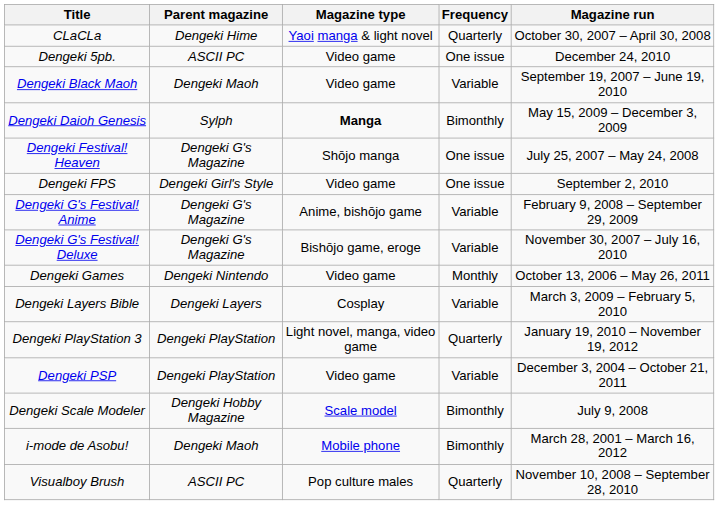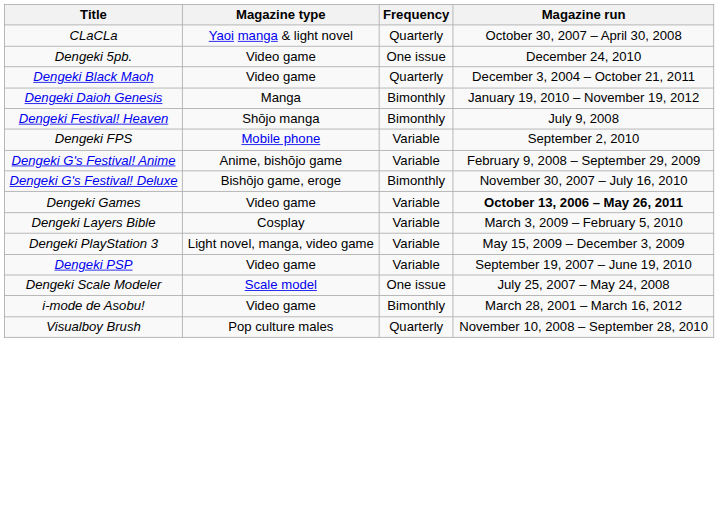- column: (216, 14)
(475, 84) Variable -> (416, 77) Quarterly
(613, 84) September 19, 2007 – June 19, 2010 -> (584, 77) December 3, 2004 – October 21, 2011
(361, 120) bold -> (281, 98) normal
(613, 120) May 15, 2009 – December 3, 2009 -> (584, 98) January 19, 2010 – November 19, 2012
(475, 155) One issue -> (416, 118) Bimonthly
(613, 155) July 25, 2007 – May 24, 2008 -> (584, 118) July 9, 2008
(361, 184) Video game -> (281, 139) Mobile phone
(475, 184) One issue -> (416, 139) Variable
(475, 247) Variable -> (416, 181) Bimonthly
(475, 275) Monthly -> (416, 202) Variable
(613, 275) normal -> (584, 202) bold
(475, 339) Quarterly -> (416, 243) Variable
(613, 339) January 19, 2010 – November 19, 2012 -> (584, 243) May 15, 2009 – December 3, 2009
(613, 375) December 3, 2004 – October 21, 2011 -> (584, 264) September 19, 2007 – June 19, 2010
(475, 410) Bimonthly -> (416, 285) One issue
(613, 410) July 9, 2008 -> (584, 285) July 25, 2007 – May 24, 2008
(361, 446) Mobile phone -> (281, 306) Video game
